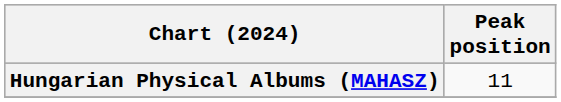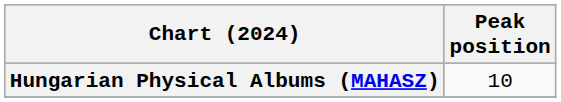(500, 81) 11 -> (500, 81) 10
